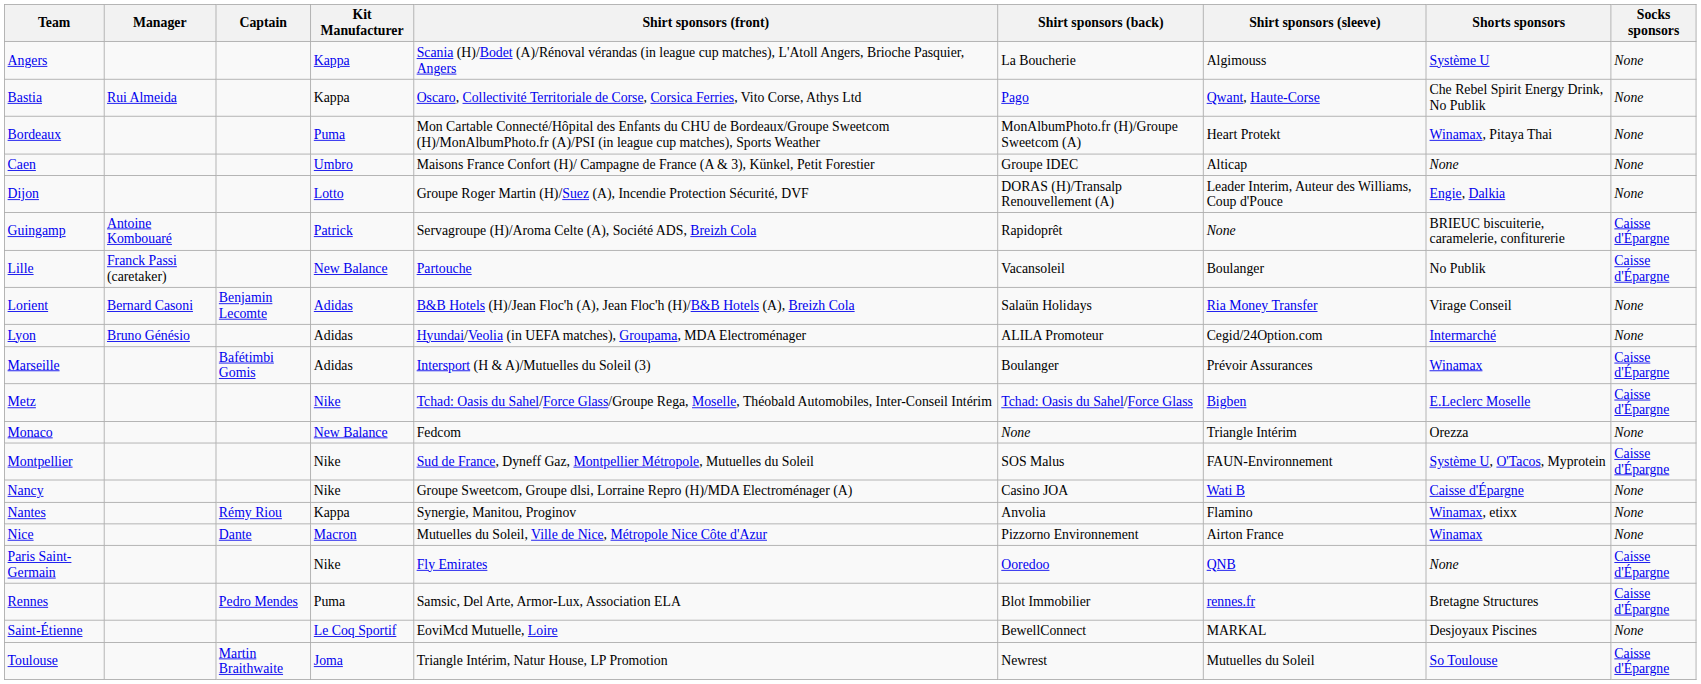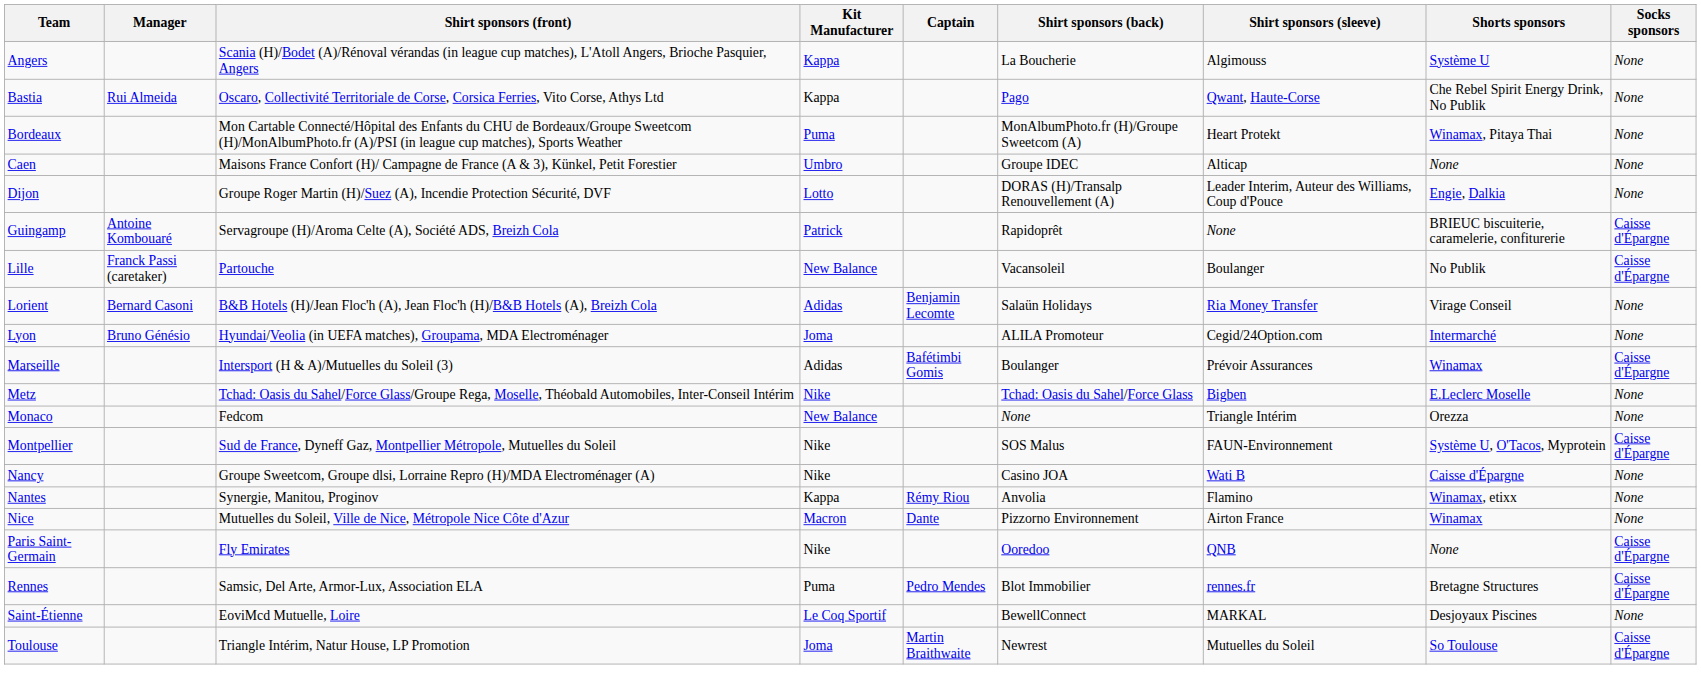columns swapped: (263, 23) <-> (706, 23)
(333, 335) Adidas -> (818, 335) Joma
(1642, 402) Caisse d'Épargne -> (1629, 394) None
